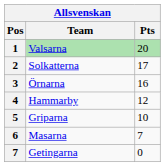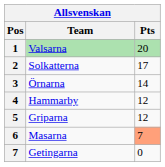(143, 83) 16 -> (143, 83) 14
(143, 118) 10 -> (143, 118) 12
(140, 135) no background -> (140, 135) lightsalmon background
